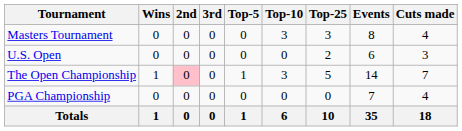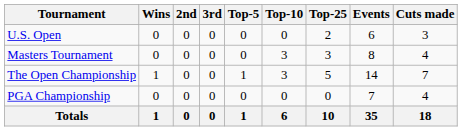rows swapped: (60, 34) <-> (34, 55)
(186, 75) pink background -> (186, 75) no background
